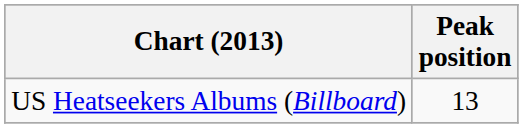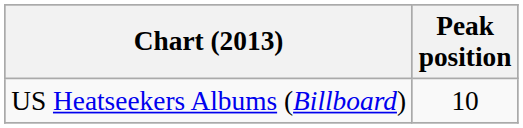(465, 100) 13 -> (465, 100) 10
